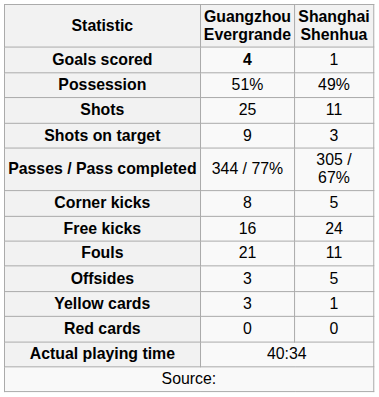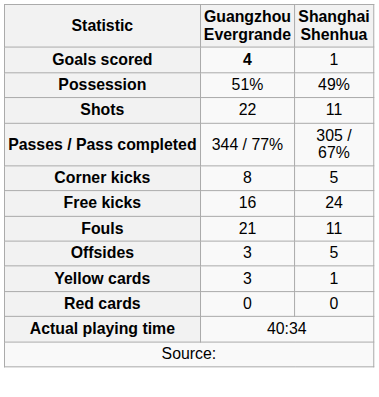(247, 110) 25 -> (247, 110) 22
- row: (102, 135)
